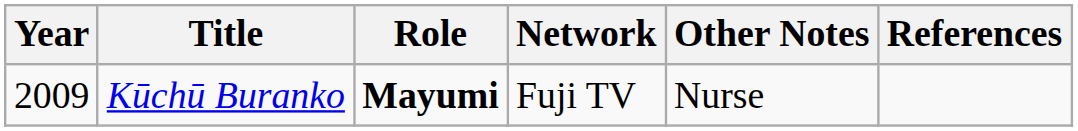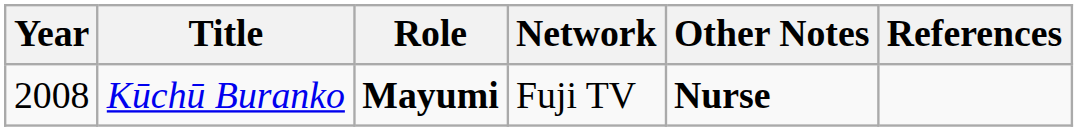(52, 94) 2009 -> (52, 94) 2008
(719, 94) normal -> (722, 94) bold
